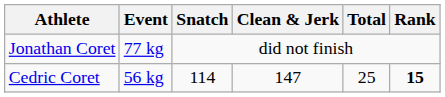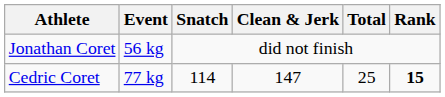(144, 48) 77 kg -> (144, 48) 56 kg
(144, 77) 56 kg -> (144, 77) 77 kg
